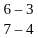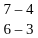rows swapped: (19, 9) <-> (19, 29)
